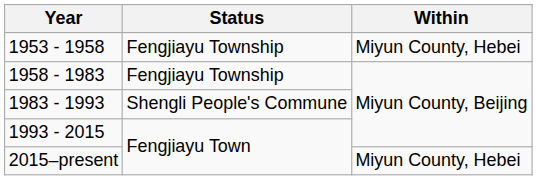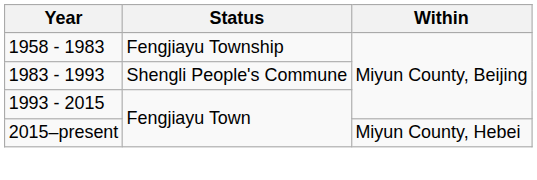- row: (57, 47)
